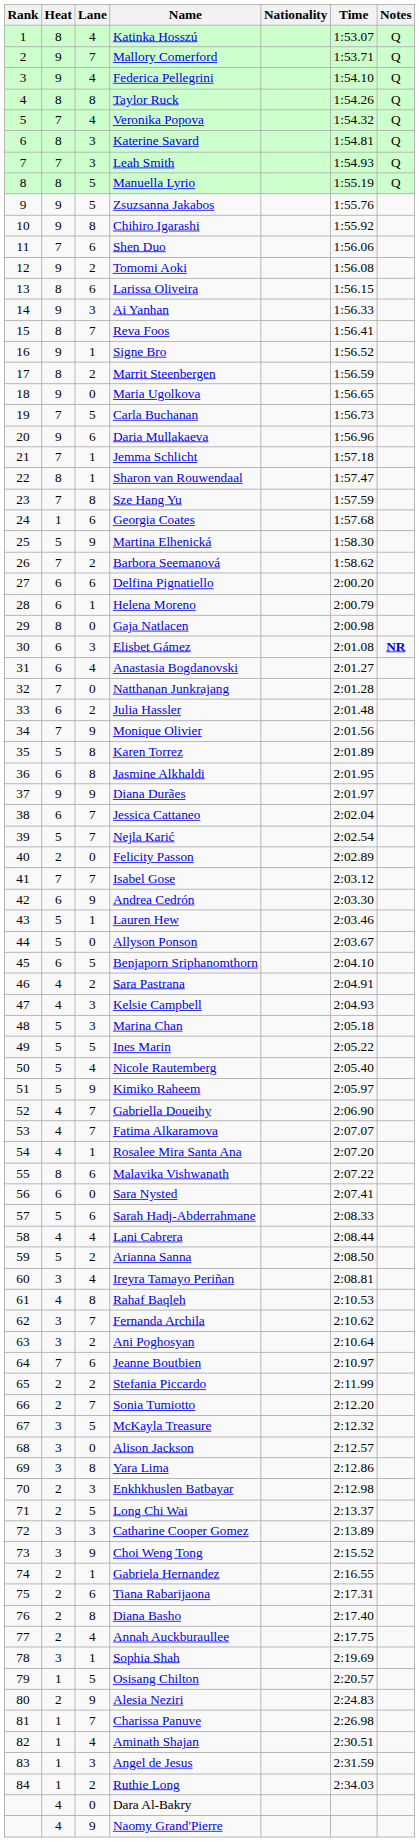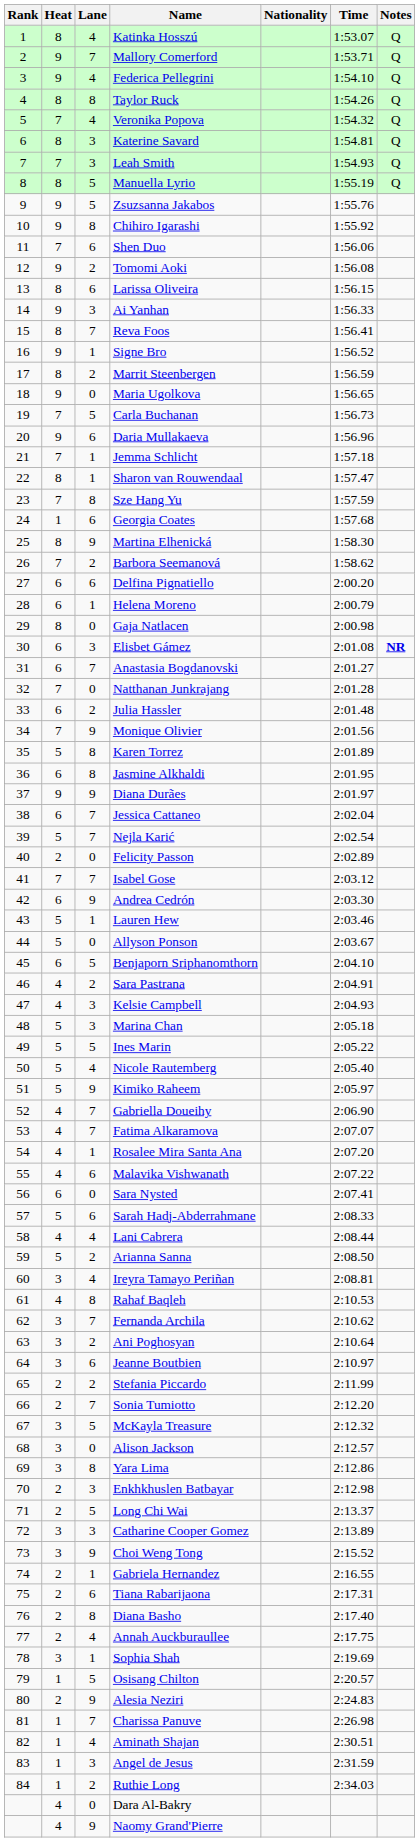(58, 541) 5 -> (58, 541) 8
(92, 667) 4 -> (92, 667) 7
(58, 1173) 8 -> (58, 1173) 4
(58, 1362) 7 -> (58, 1362) 3
